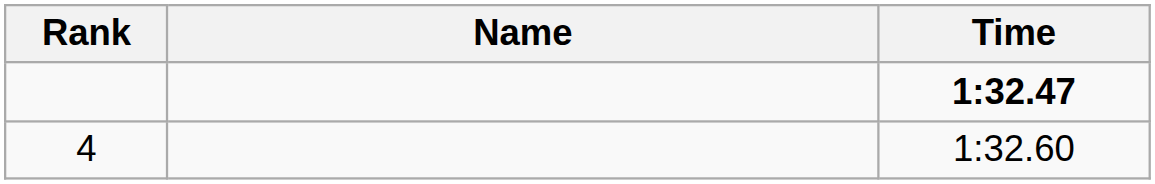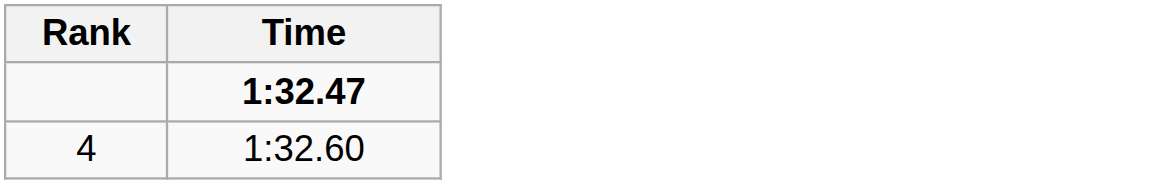- column: (523, 33)
